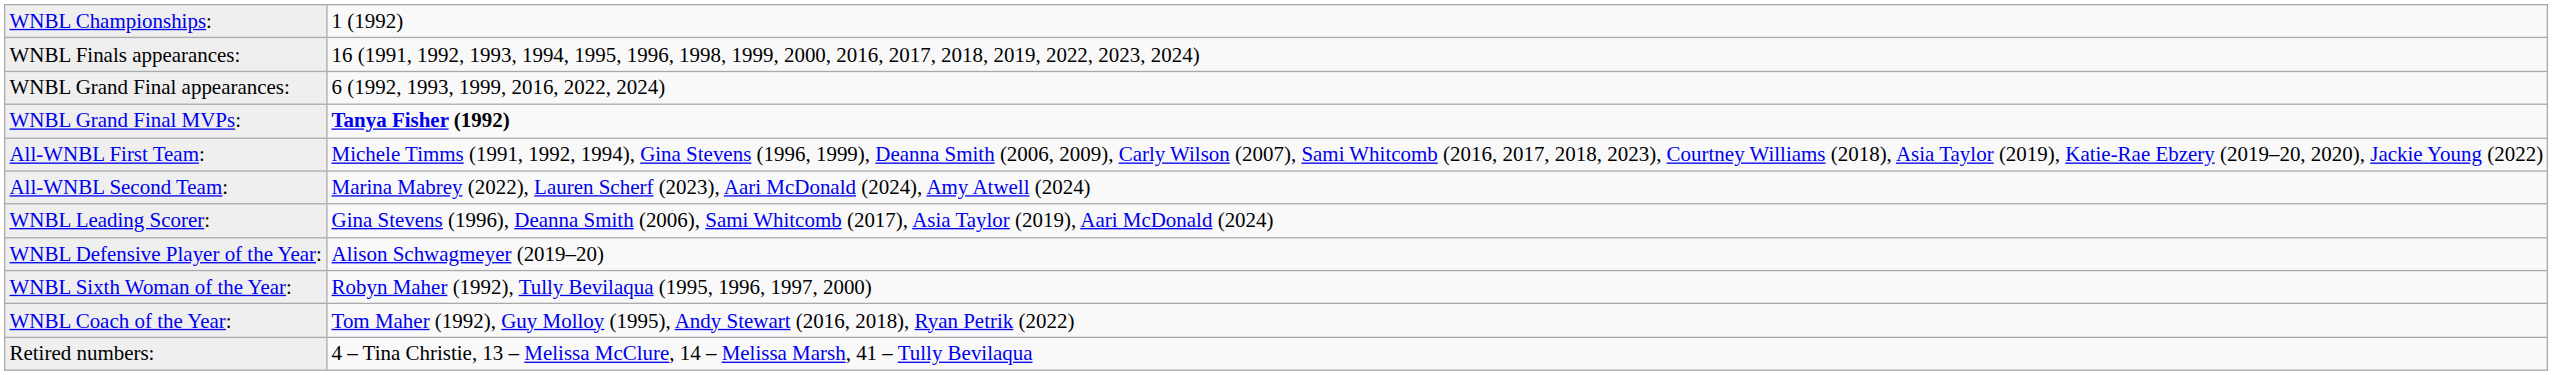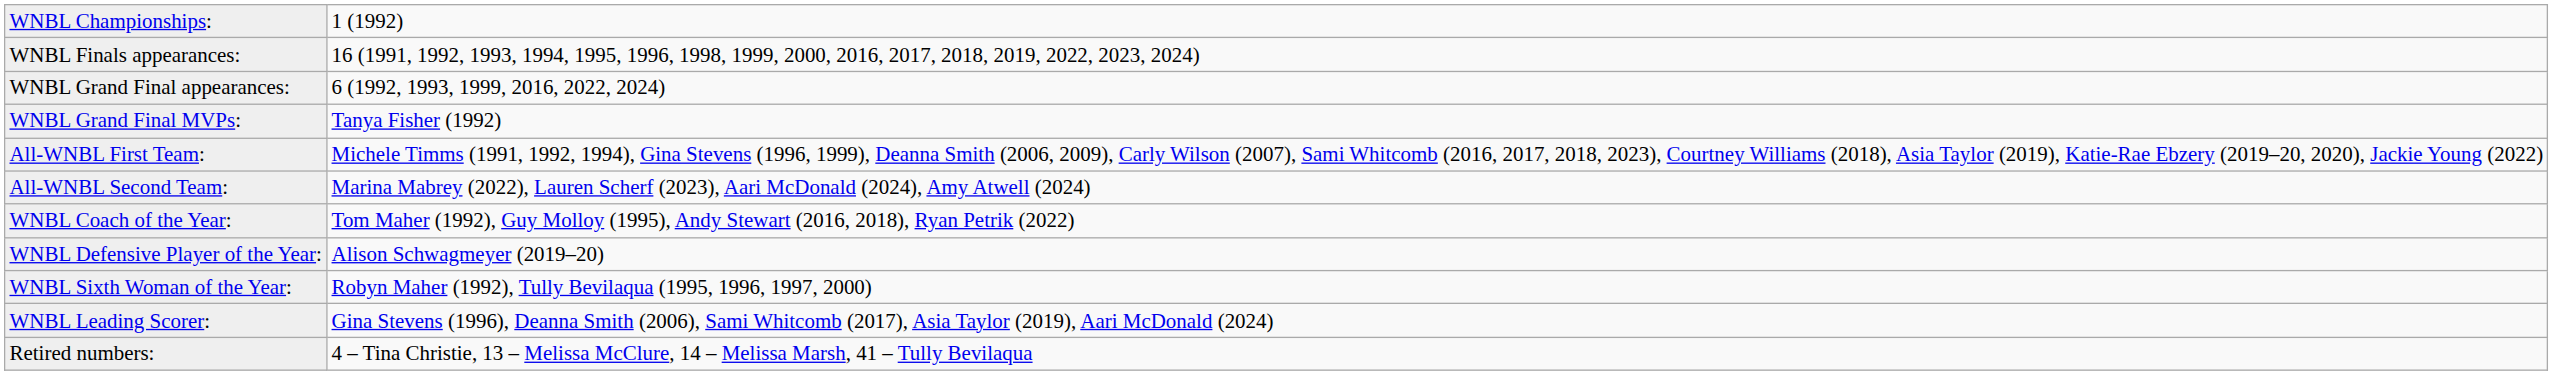(421, 120) bold -> (416, 120) normal
rows swapped: (121, 320) <-> (110, 220)
